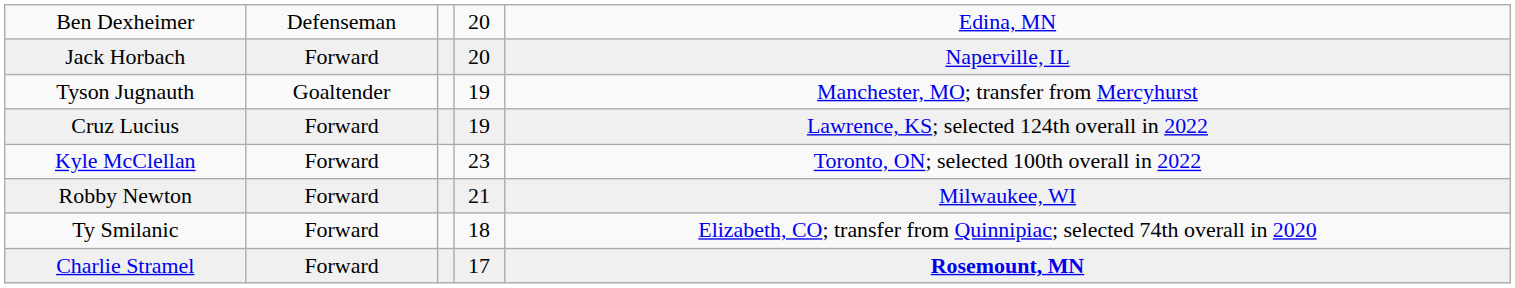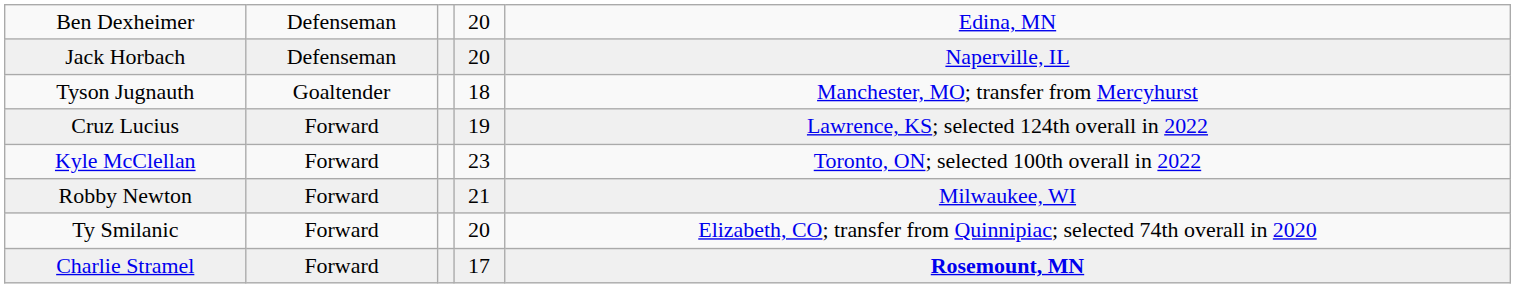(342, 56) Forward -> (342, 56) Defenseman
(479, 91) 19 -> (479, 91) 18
(479, 230) 18 -> (479, 230) 20
